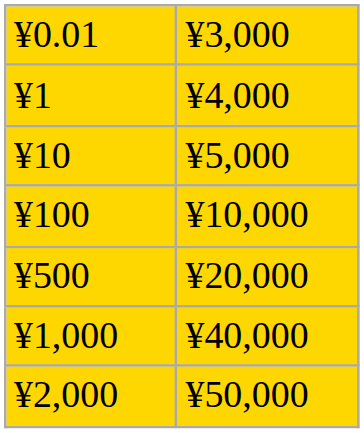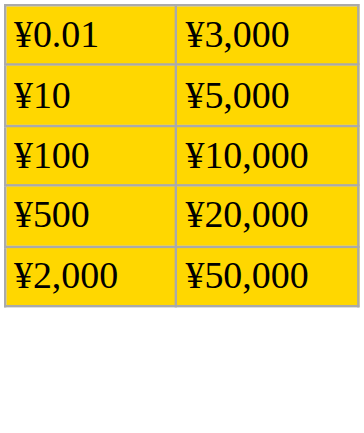- row: (33, 94)
- row: (66, 335)
